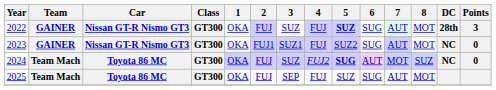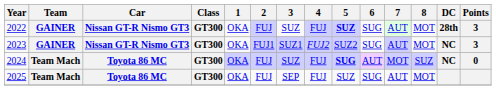(318, 44) FUJ -> (318, 44) FUJ2
(476, 44) 0 -> (476, 44) 3
(318, 60) FUJ2 -> (318, 60) FUJ
